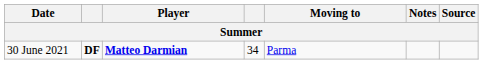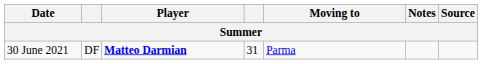(92, 50) bold -> (92, 50) normal
(253, 50) 34 -> (252, 50) 31
